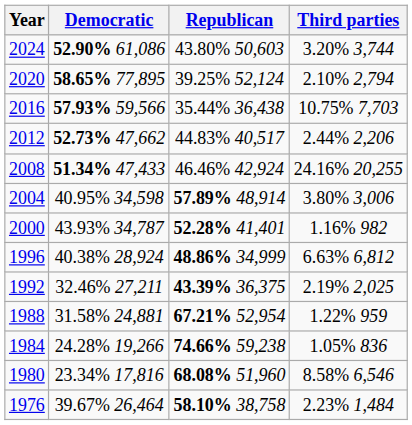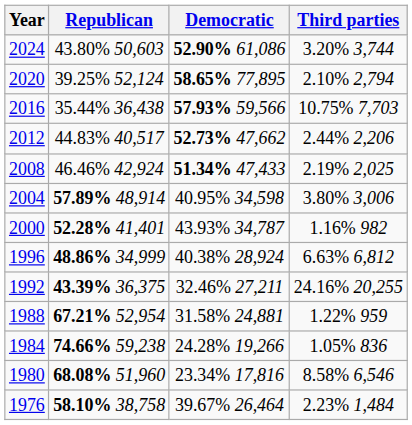columns swapped: (109, 20) <-> (229, 20)
(348, 168) 24.16% 20,255 -> (348, 168) 2.19% 2,025
(348, 286) 2.19% 2,025 -> (348, 286) 24.16% 20,255
